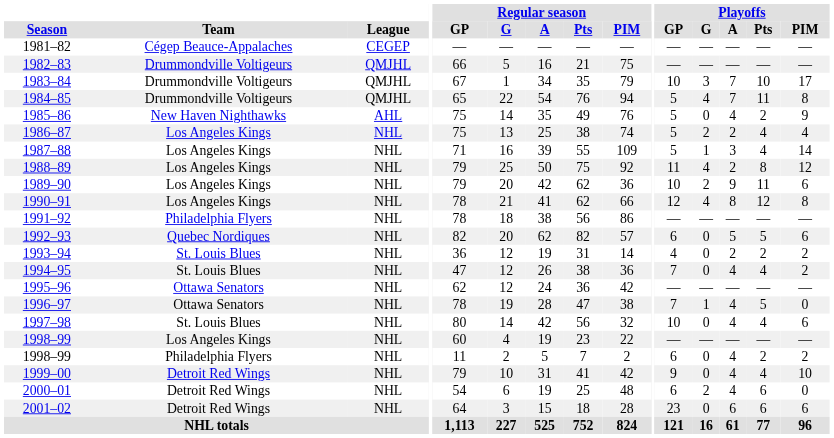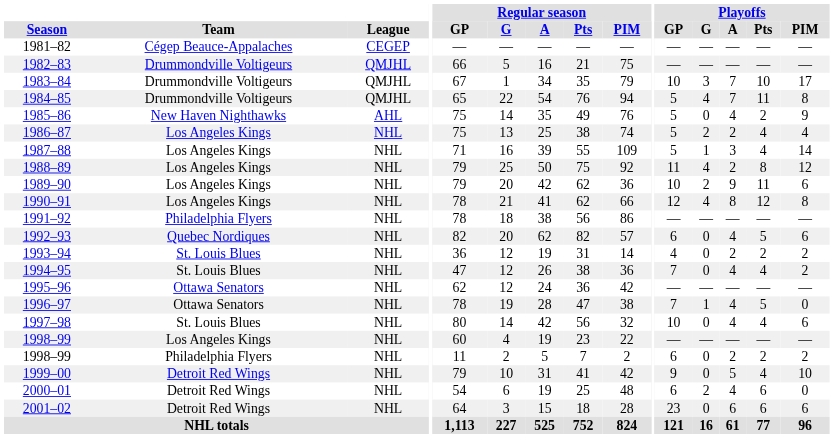(733, 236) 5 -> (733, 236) 4
(733, 356) 4 -> (733, 356) 2
(733, 373) 4 -> (733, 373) 5
